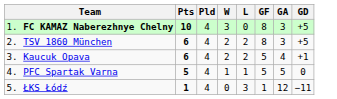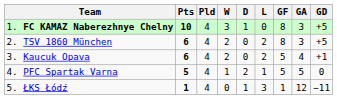+ column: (245, 12)
